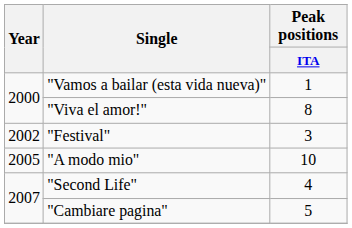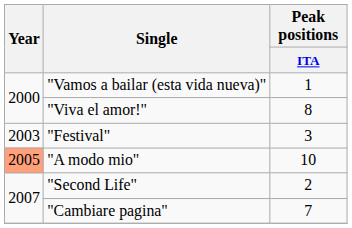(24, 135) 2002 -> (24, 135) 2003
(24, 160) no background -> (24, 160) lightsalmon background
(308, 185) 4 -> (308, 185) 2
(308, 210) 5 -> (308, 210) 7
